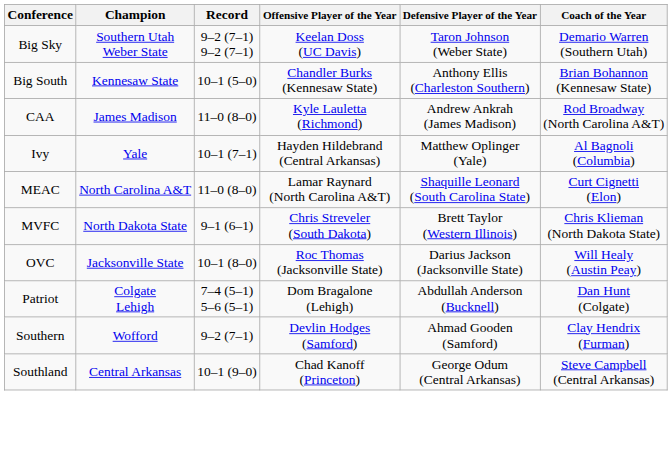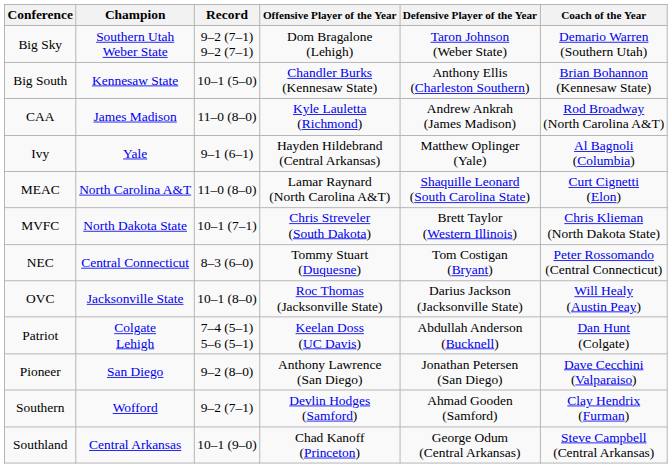(330, 44) Keelan Doss (UC Davis) -> (330, 44) Dom Bragalone (Lehigh)
(227, 153) 10–1 (7–1) -> (227, 153) 9–1 (6–1)
(227, 226) 9–1 (6–1) -> (227, 226) 10–1 (7–1)
+ row: (40, 262)
(330, 299) Dom Bragalone (Lehigh) -> (330, 335) Keelan Doss (UC Davis)
+ row: (40, 371)
